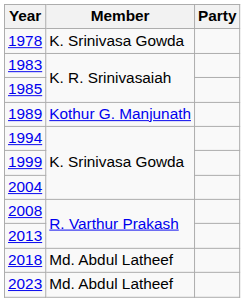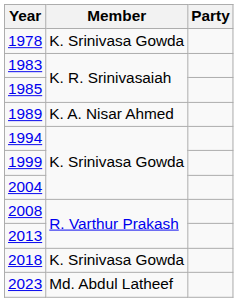(120, 114) Kothur G. Manjunath -> (112, 114) K. A. Nisar Ahmed
(111, 260) Md. Abdul Latheef -> (117, 260) K. Srinivasa Gowda
